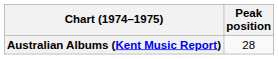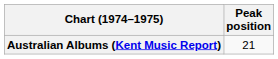(249, 44) 28 -> (249, 44) 21
